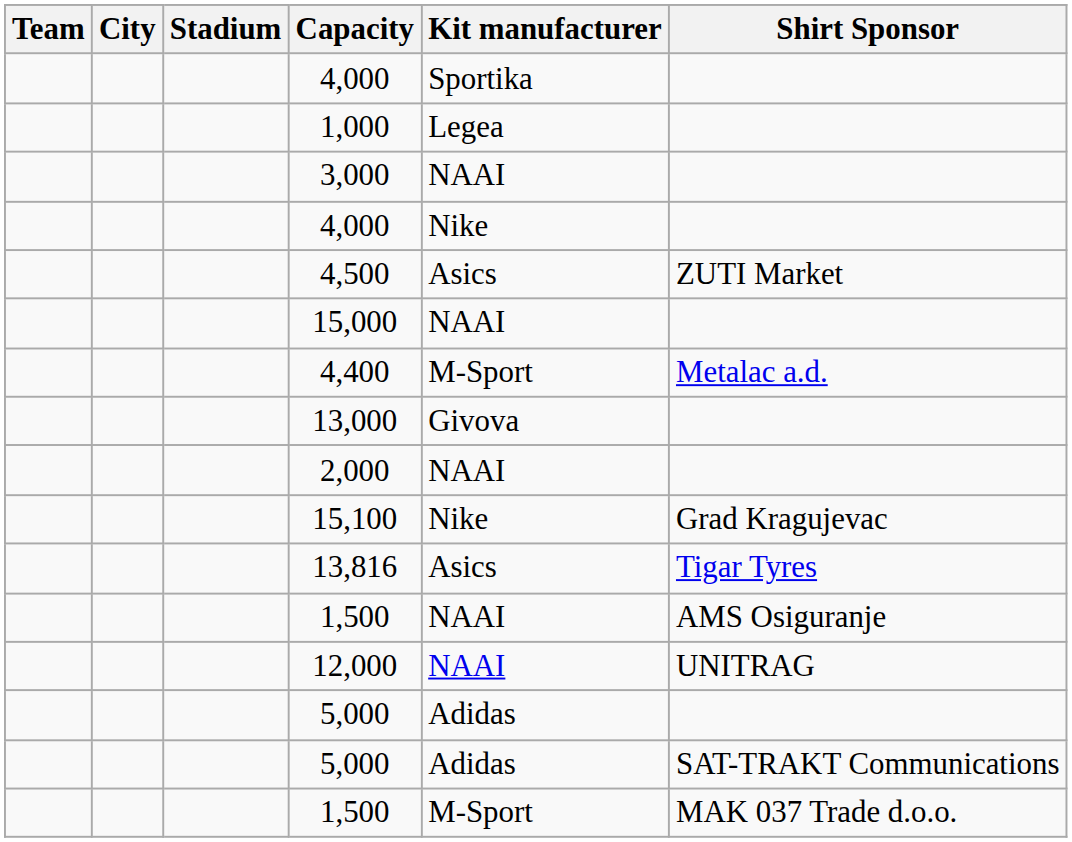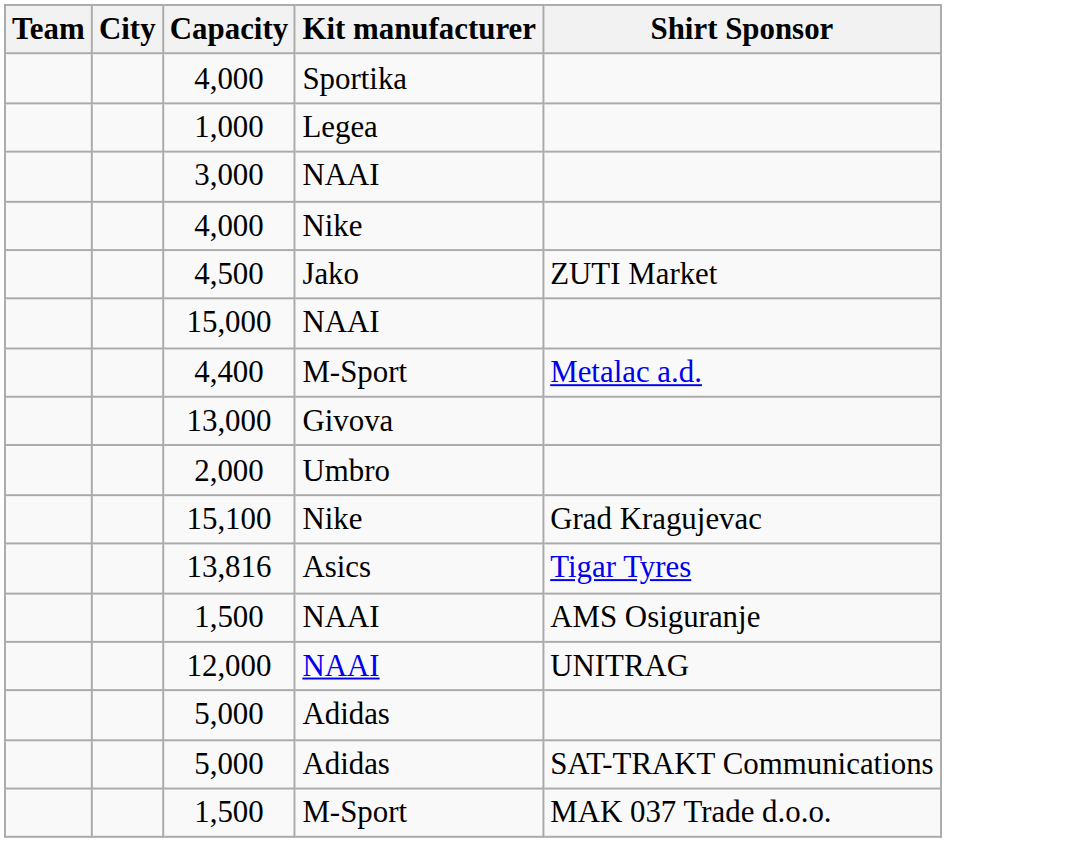- column: (226, 28)
(462, 273) Asics -> (331, 273) Jako
(467, 469) NAAI -> (346, 469) Umbro
